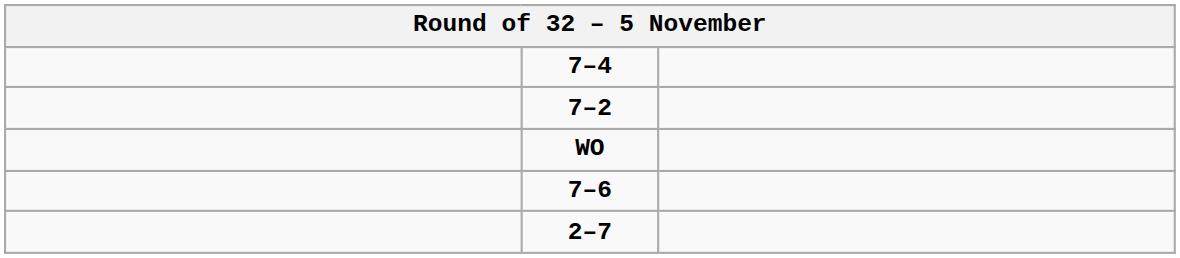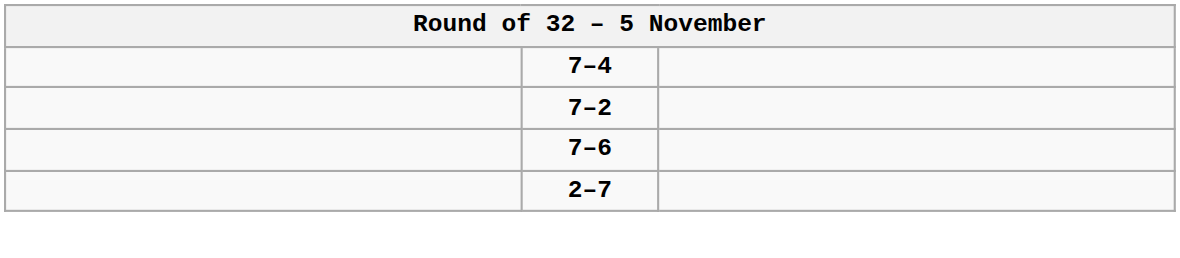- row: (590, 149)
